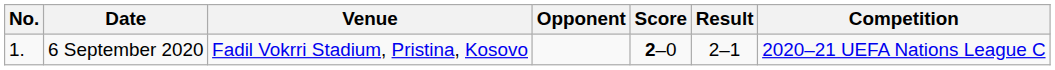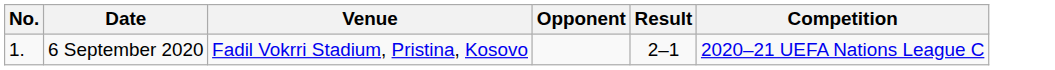- column: (661, 19)
